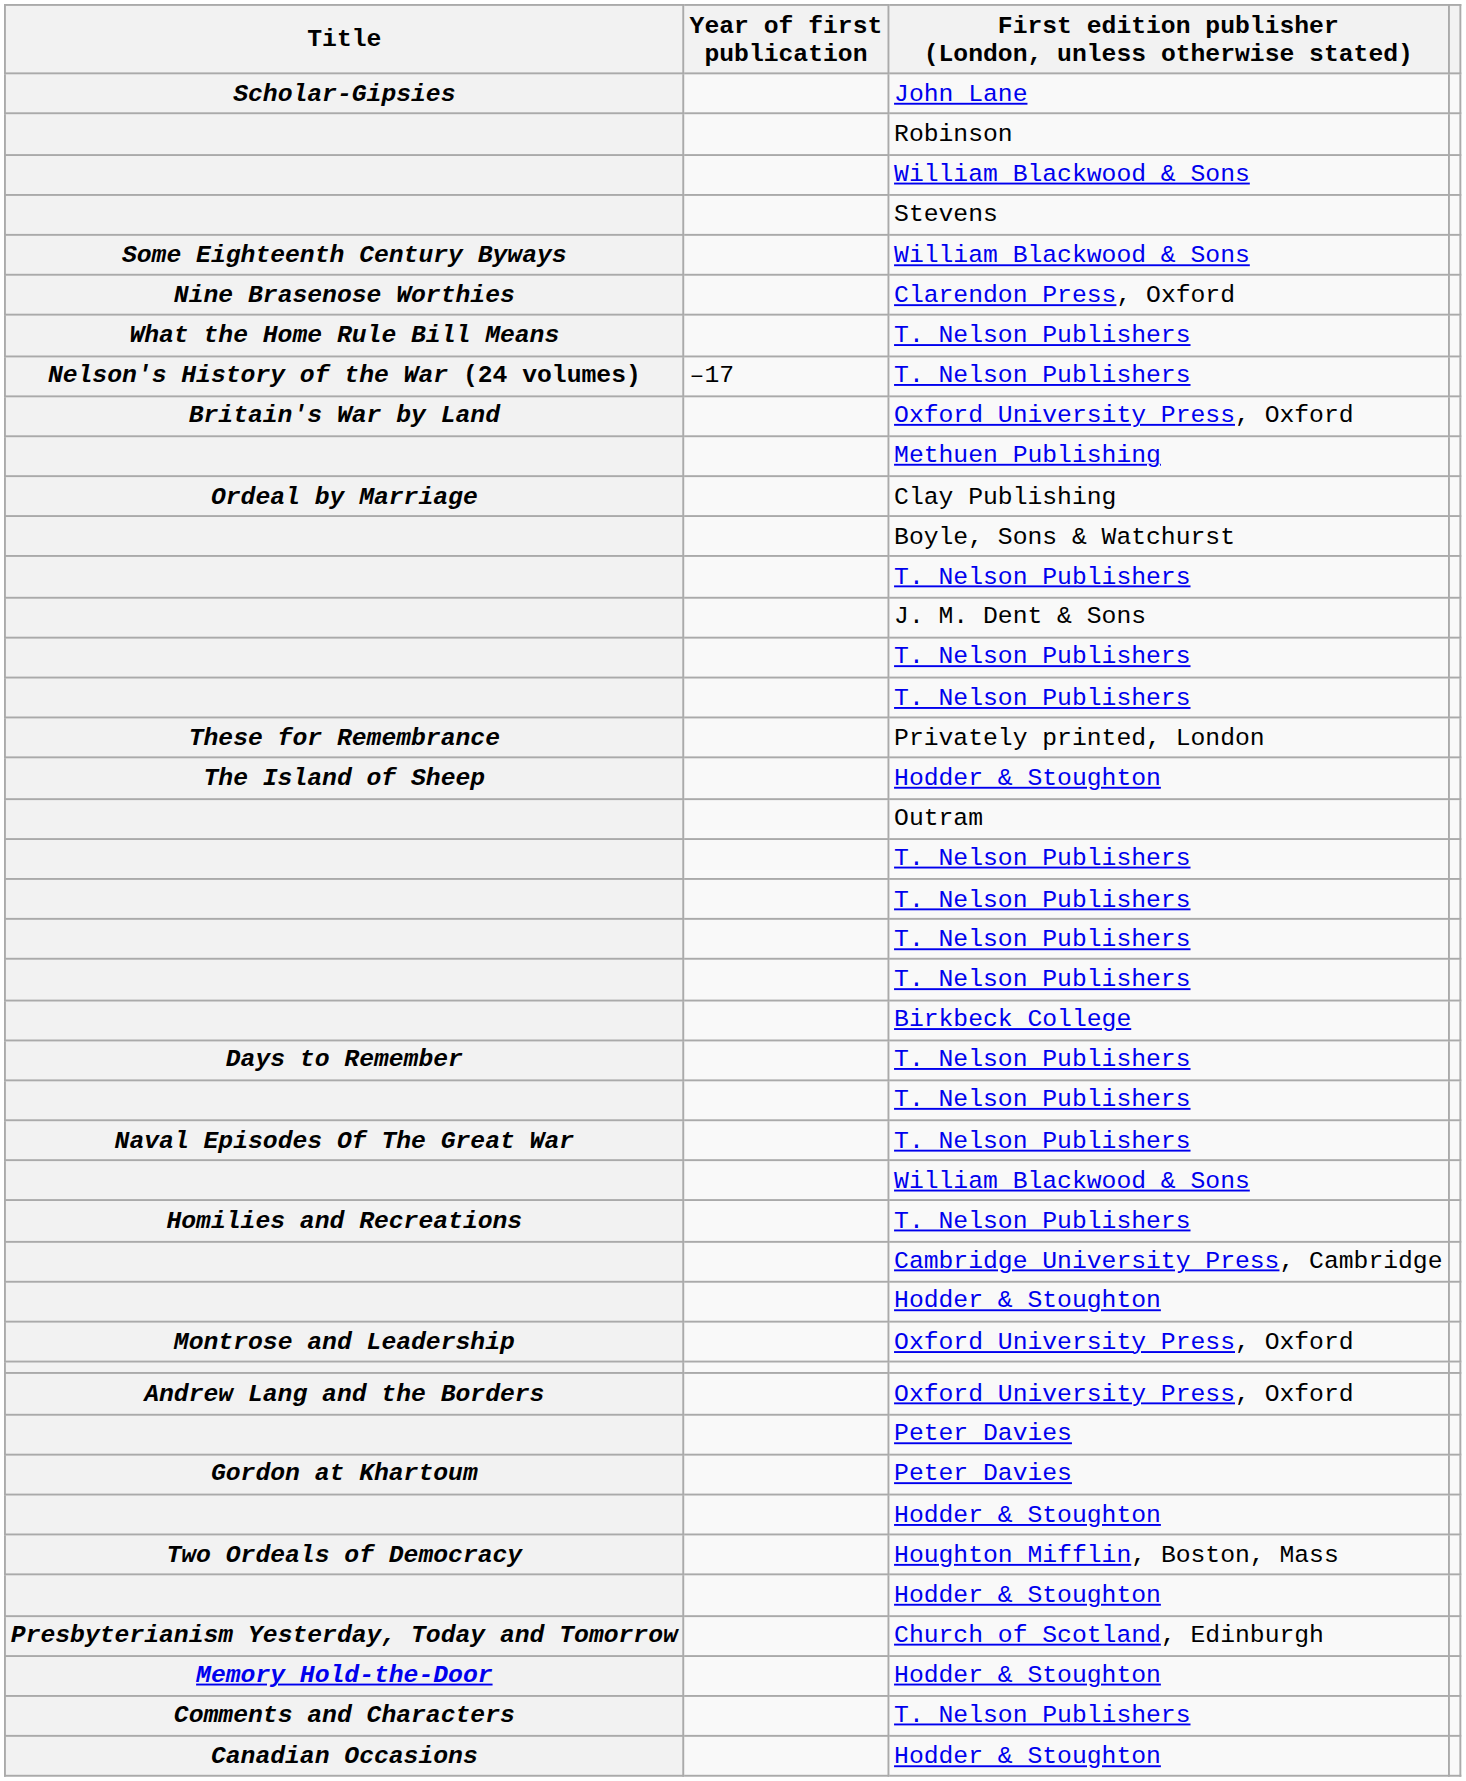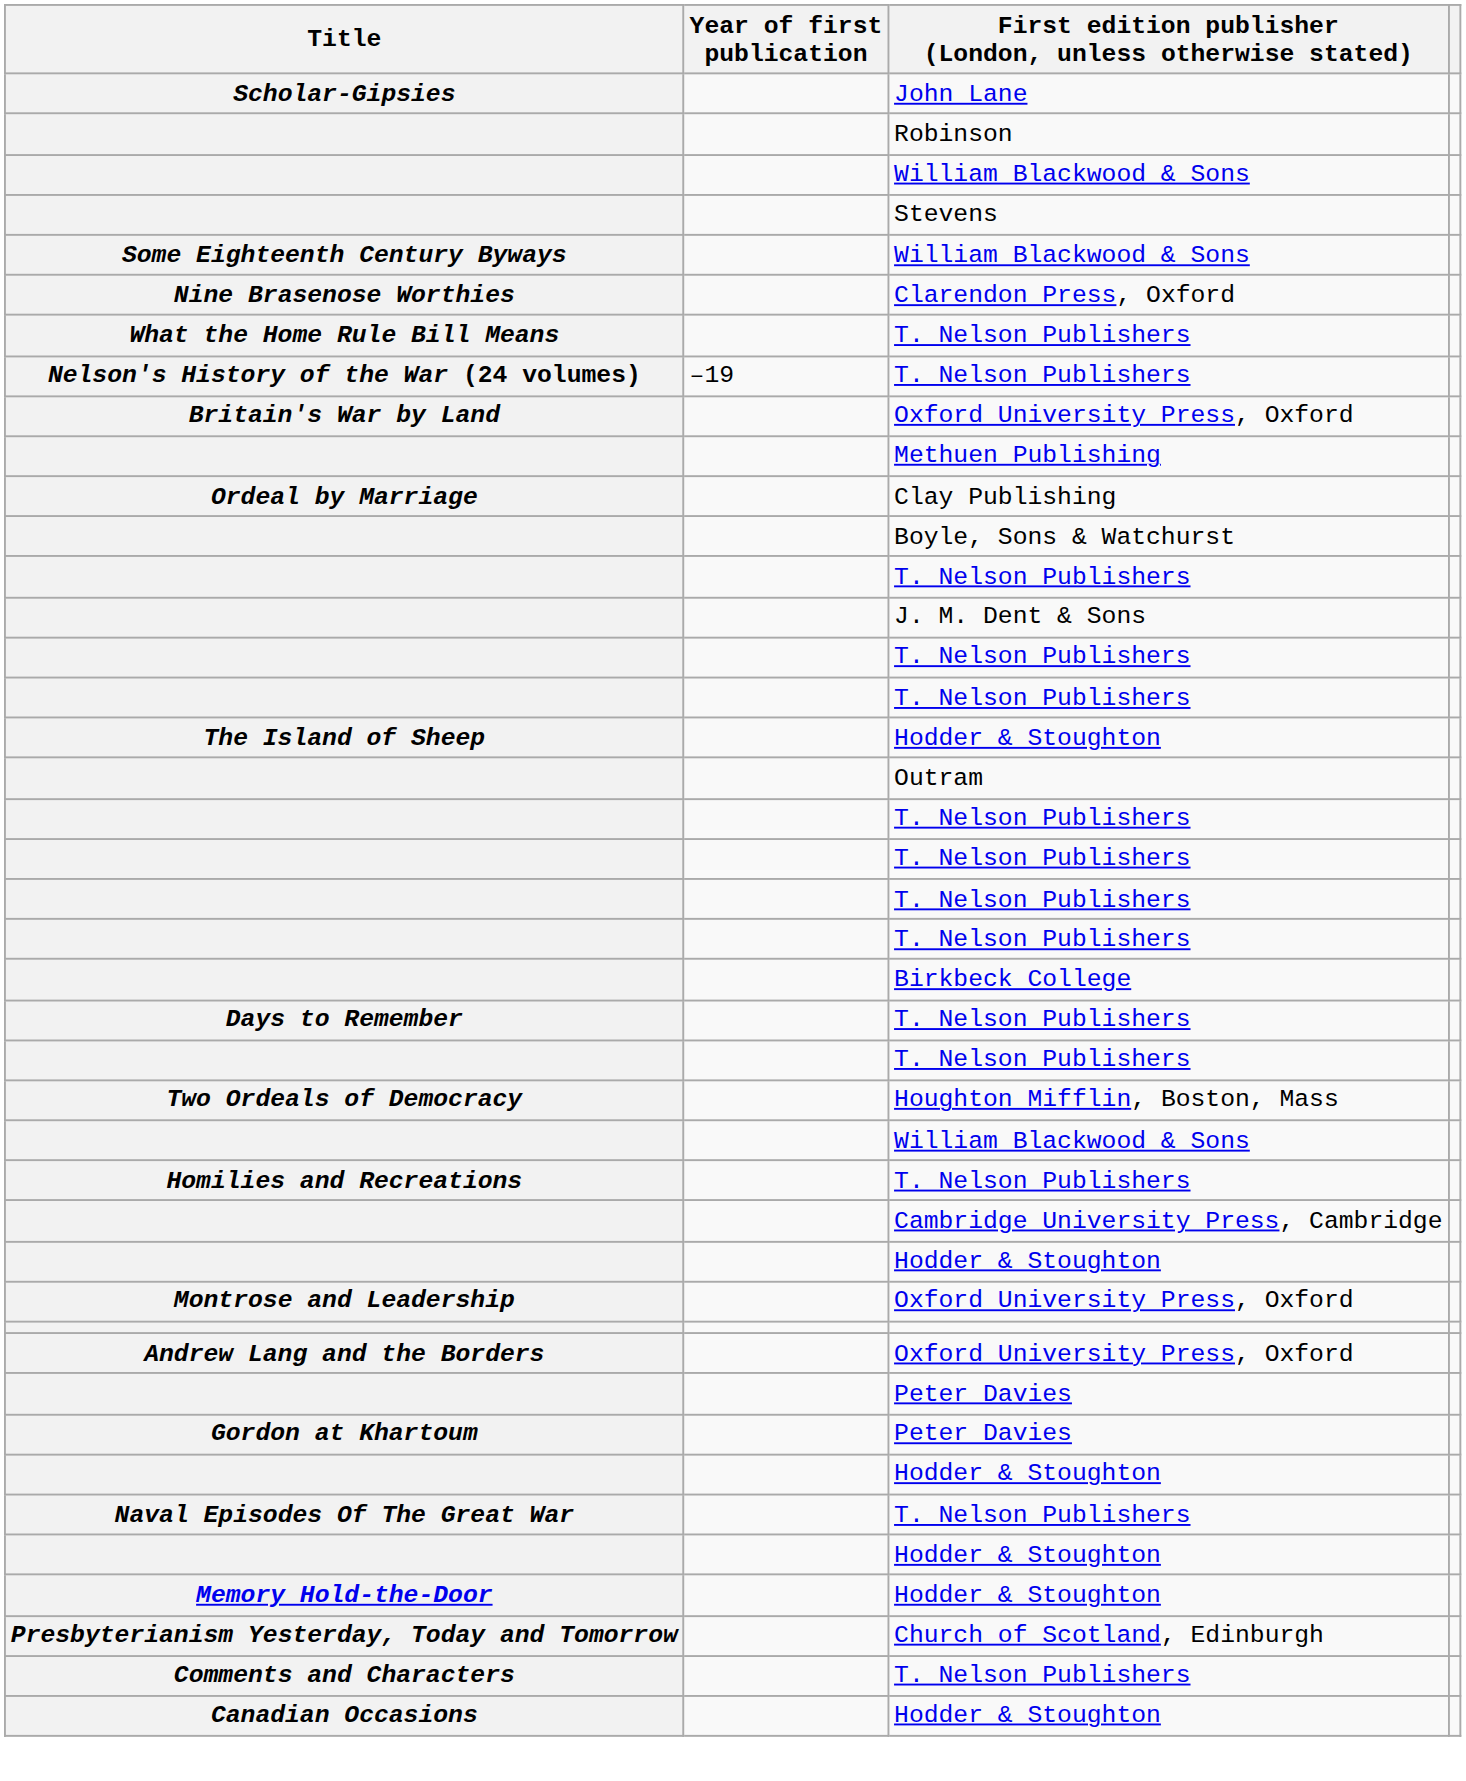(712, 376) –17 -> (712, 376) –19
- row: (344, 738)
rows swapped: (344, 1555) <-> (344, 1140)
rows swapped: (344, 1635) <-> (344, 1676)
